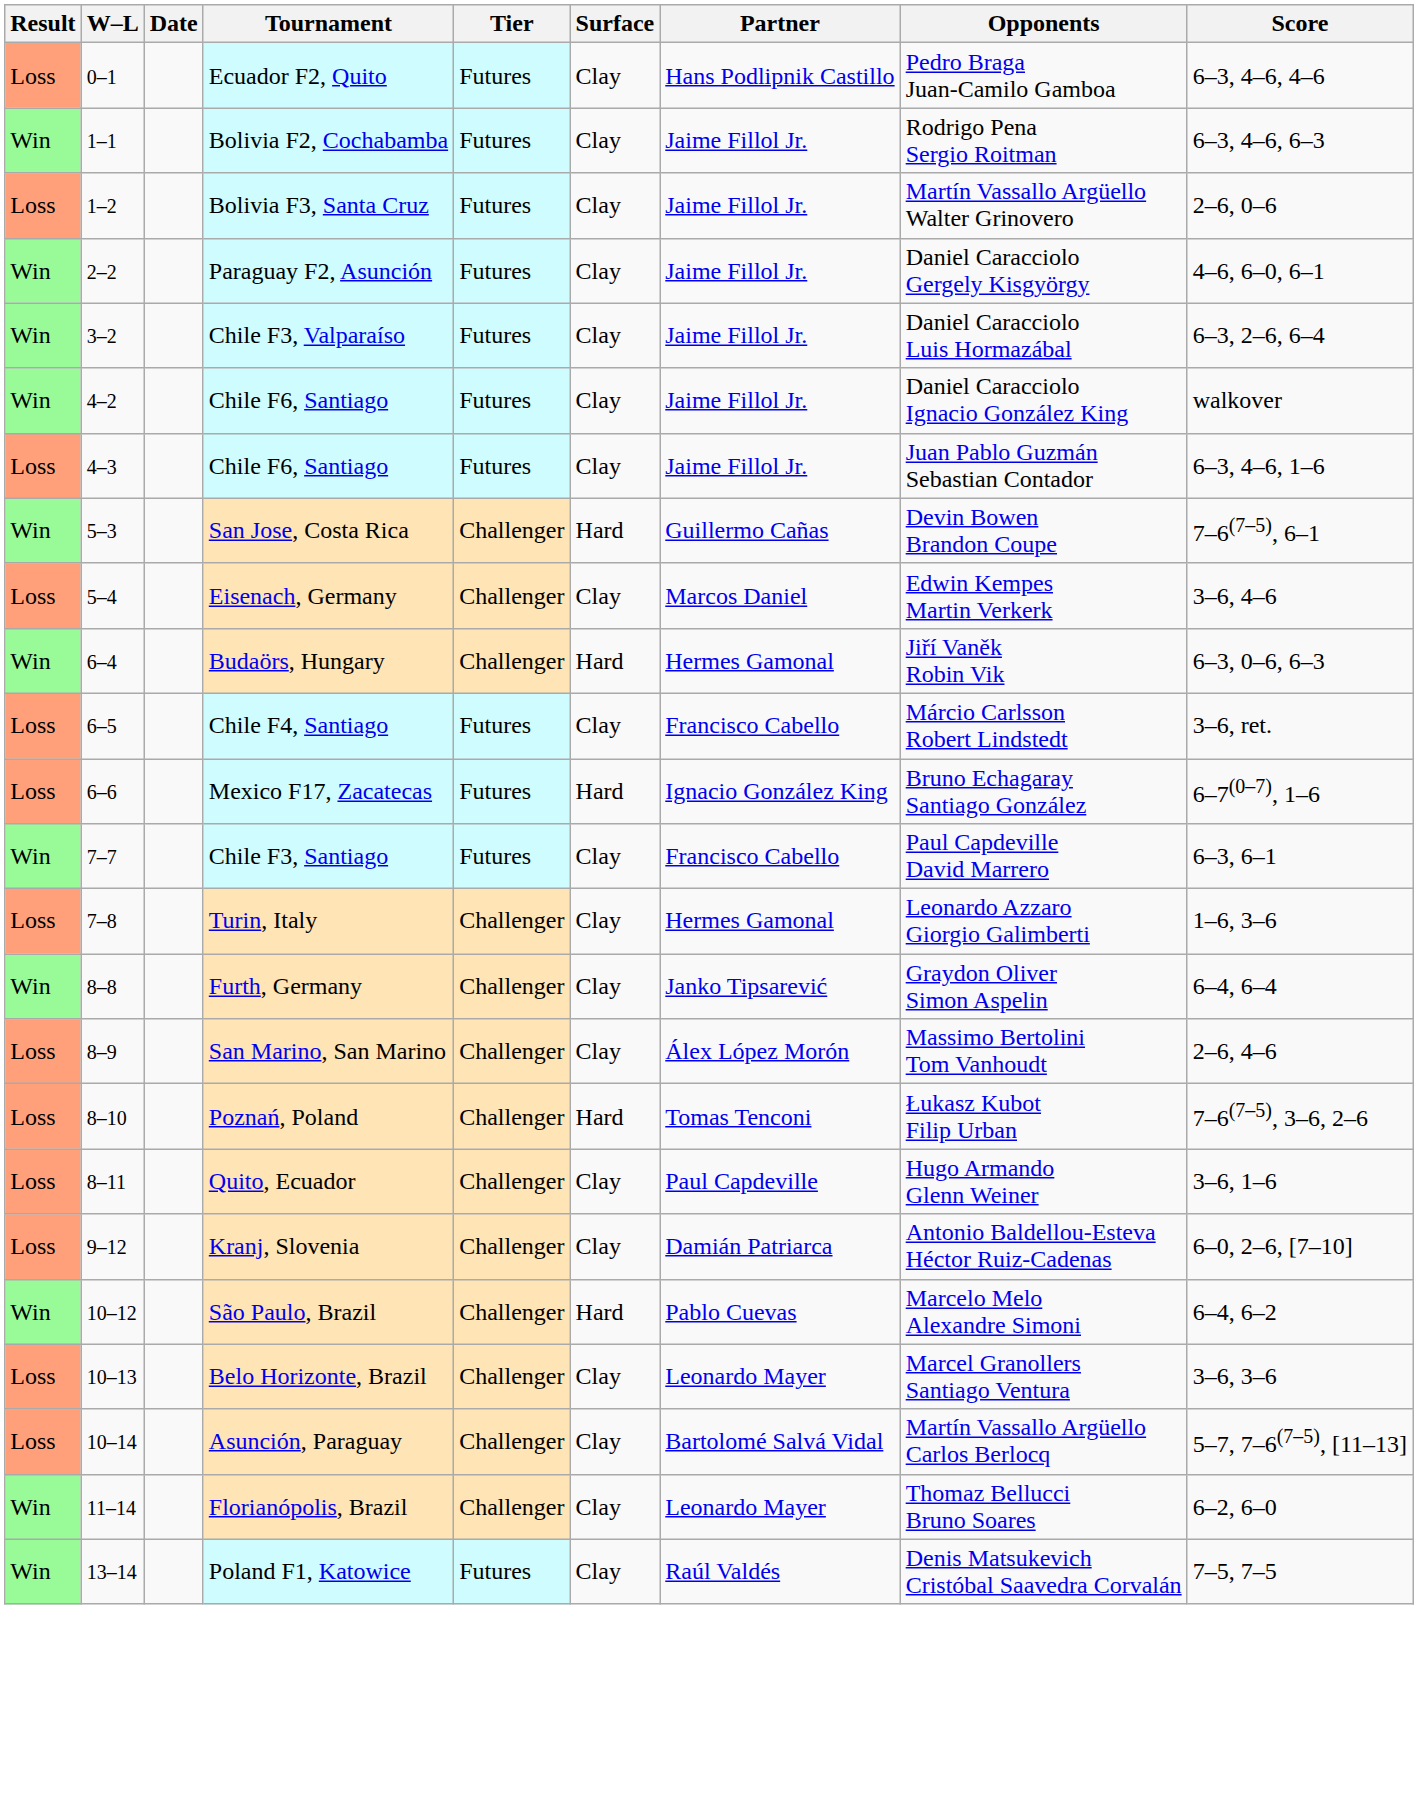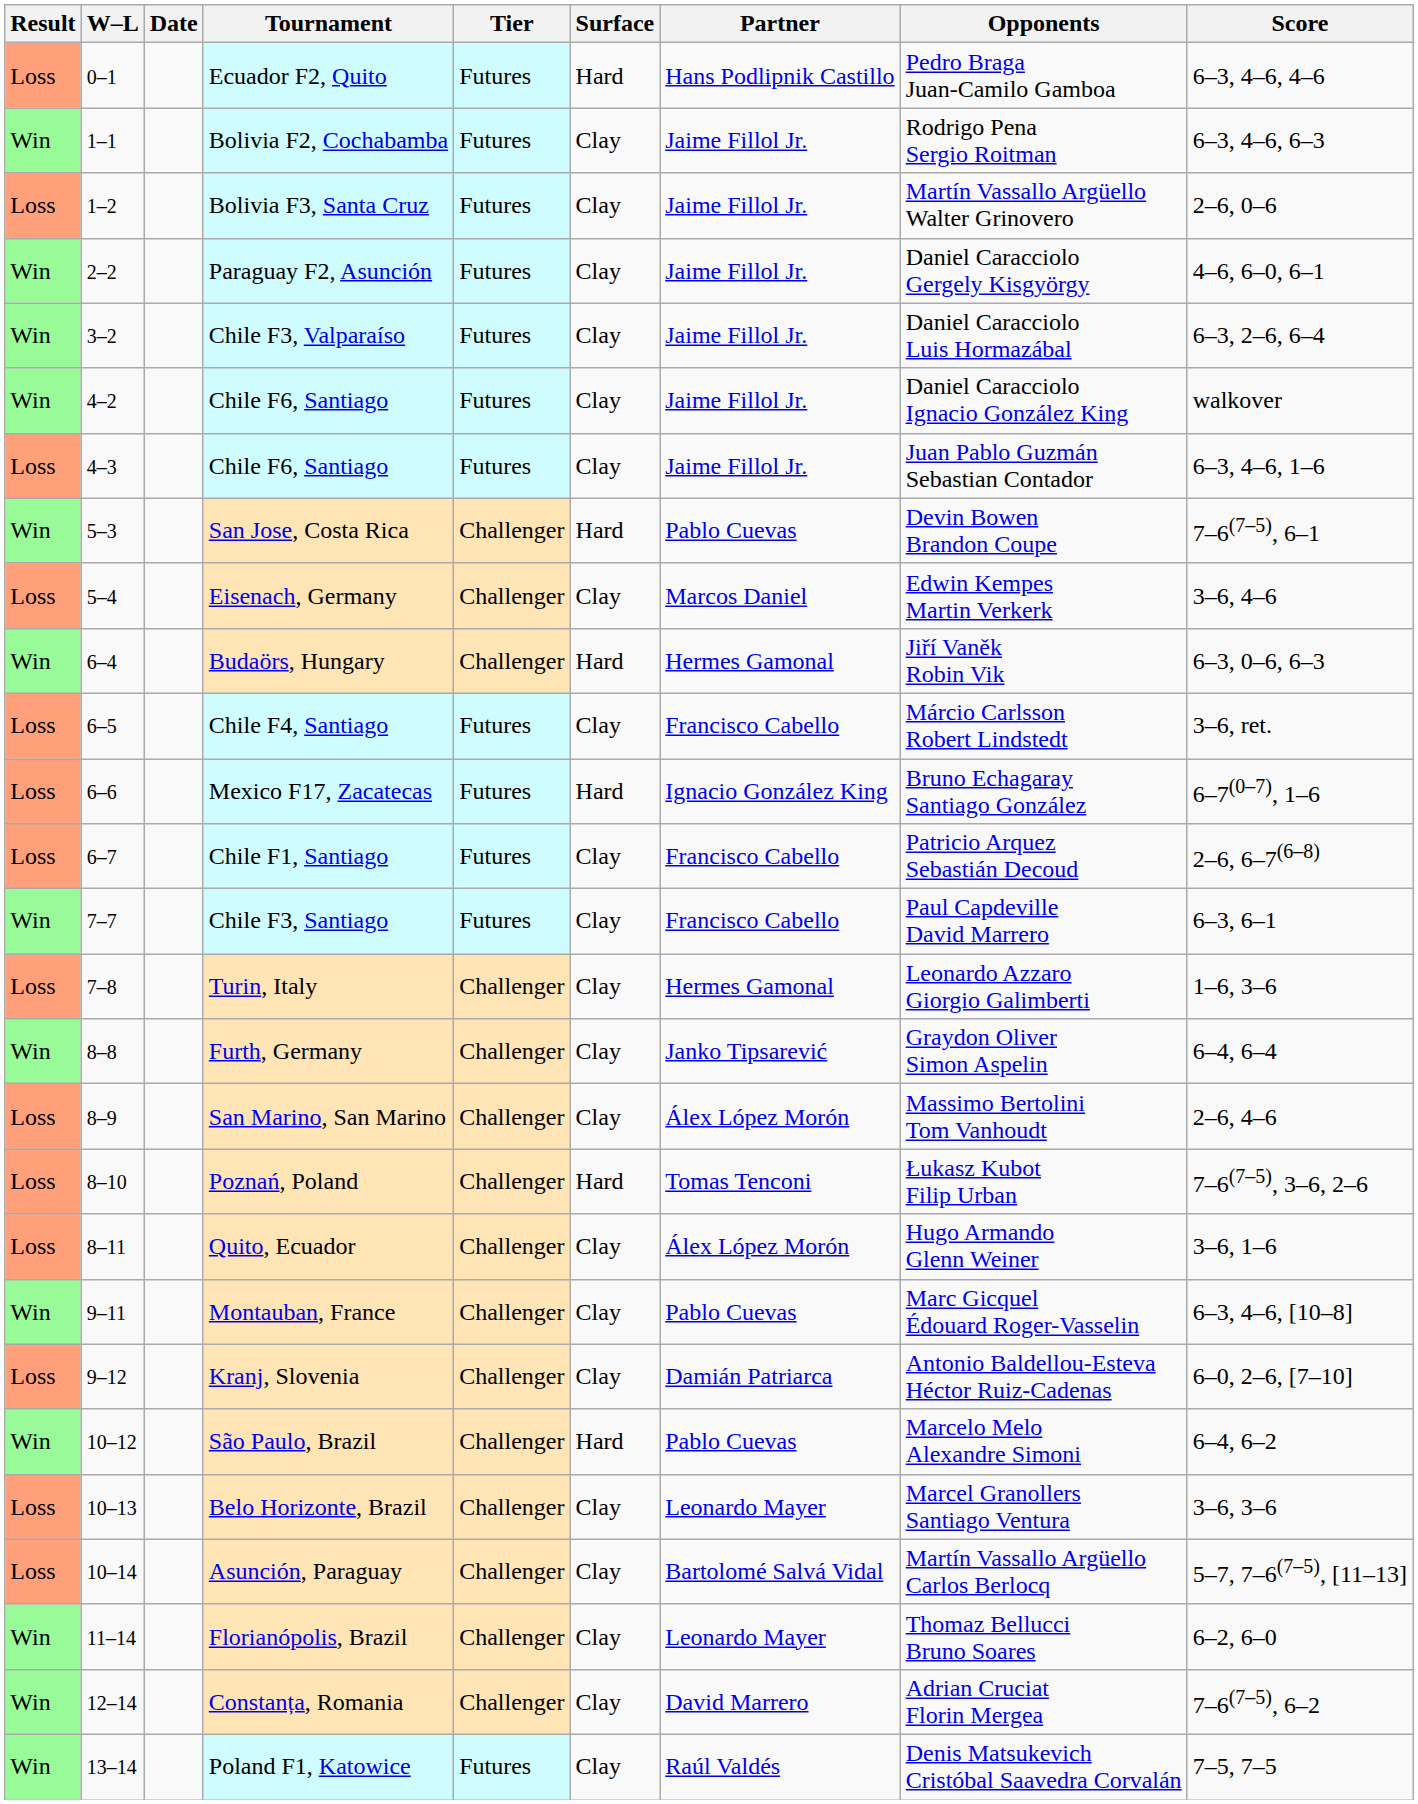(598, 75) Clay -> (600, 75) Hard
(747, 530) Guillermo Cañas -> (731, 530) Pablo Cuevas
+ row: (102, 857)
(742, 1181) Paul Capdeville -> (757, 1246) Álex López Morón
+ row: (106, 1312)
+ row: (112, 1703)
